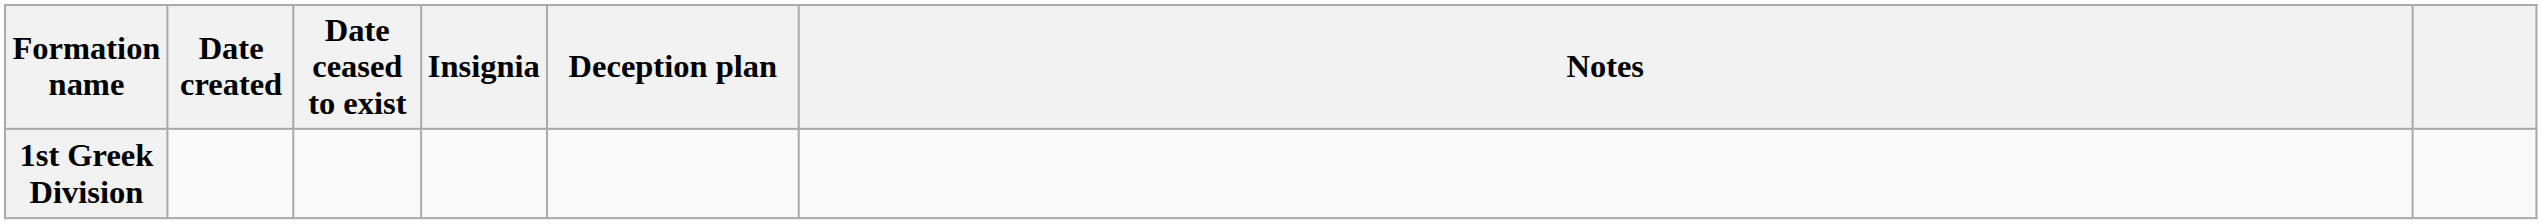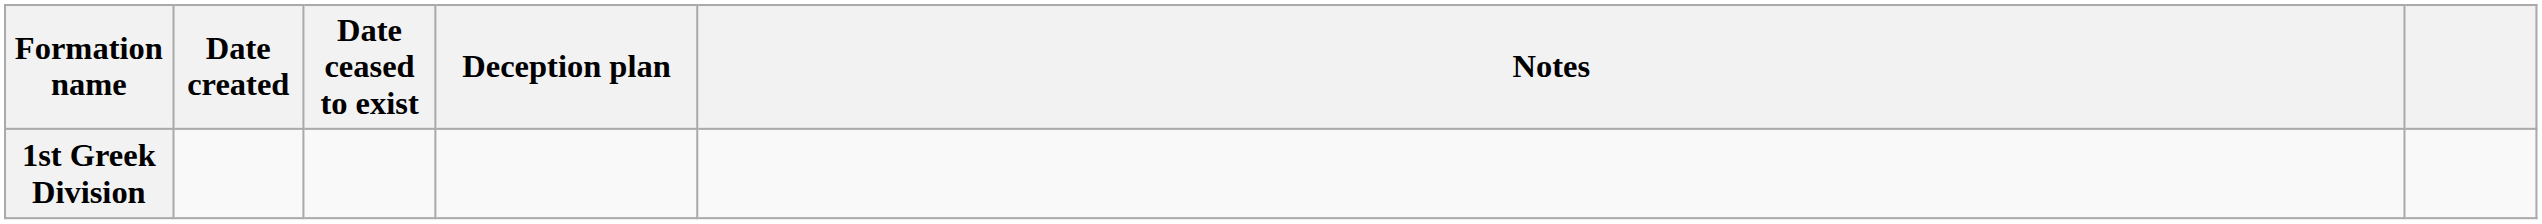- column: (484, 66)
